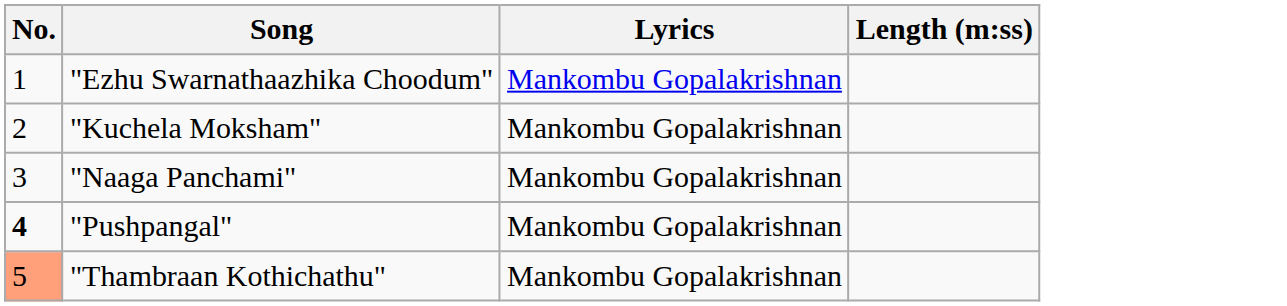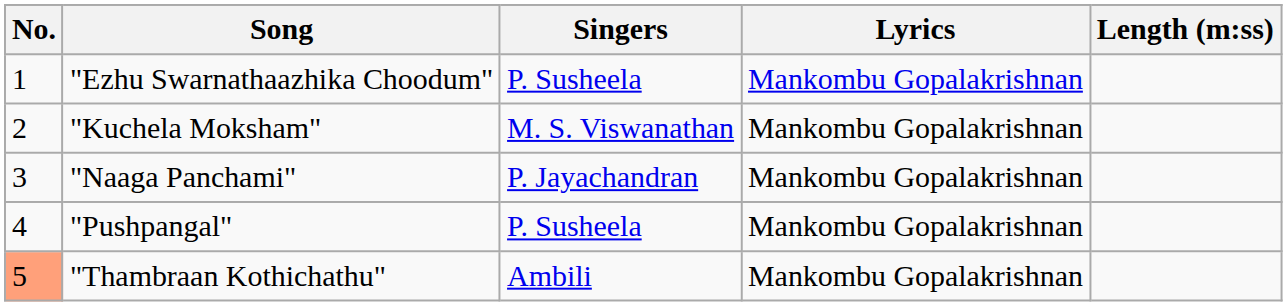+ column: (621, 29)
(19, 226) bold -> (19, 226) normal
